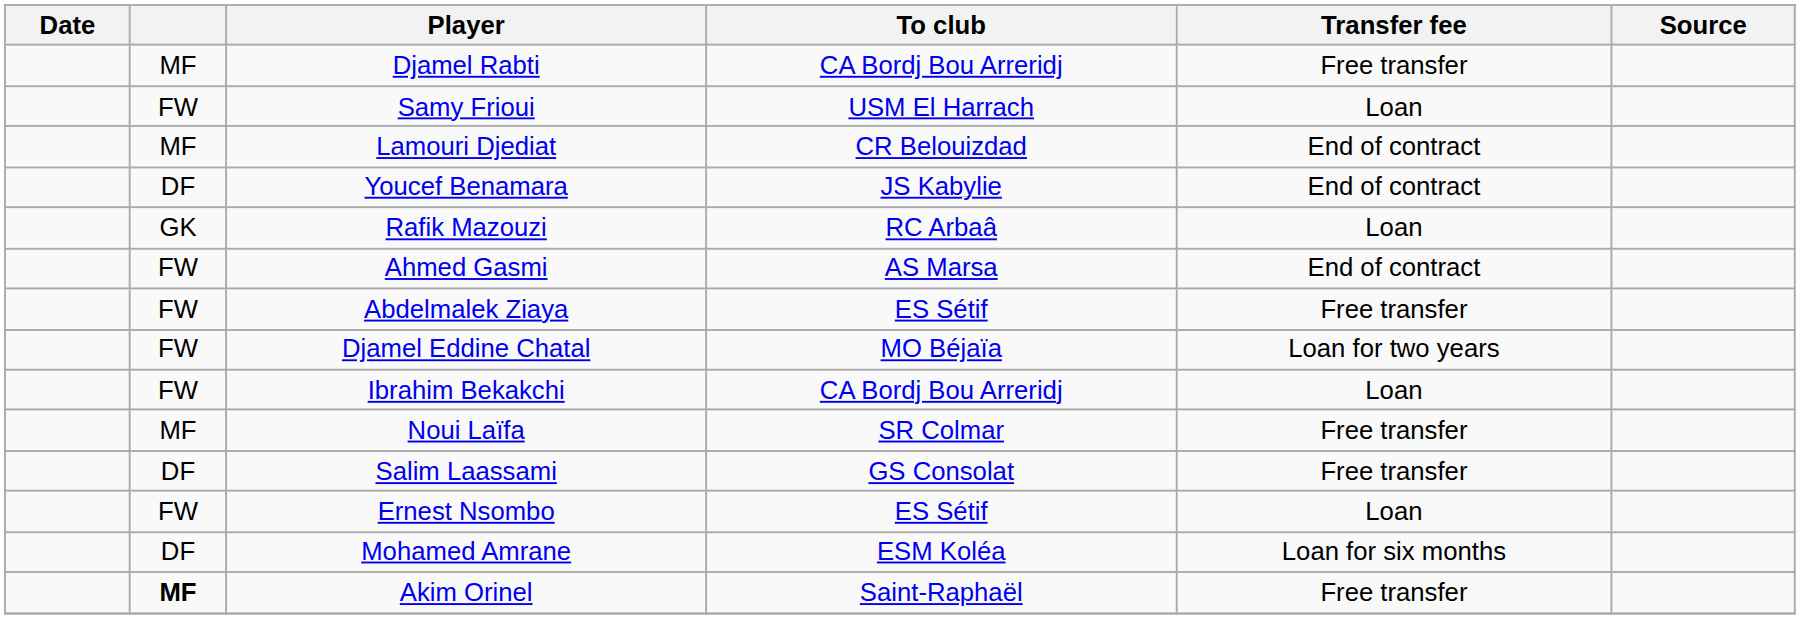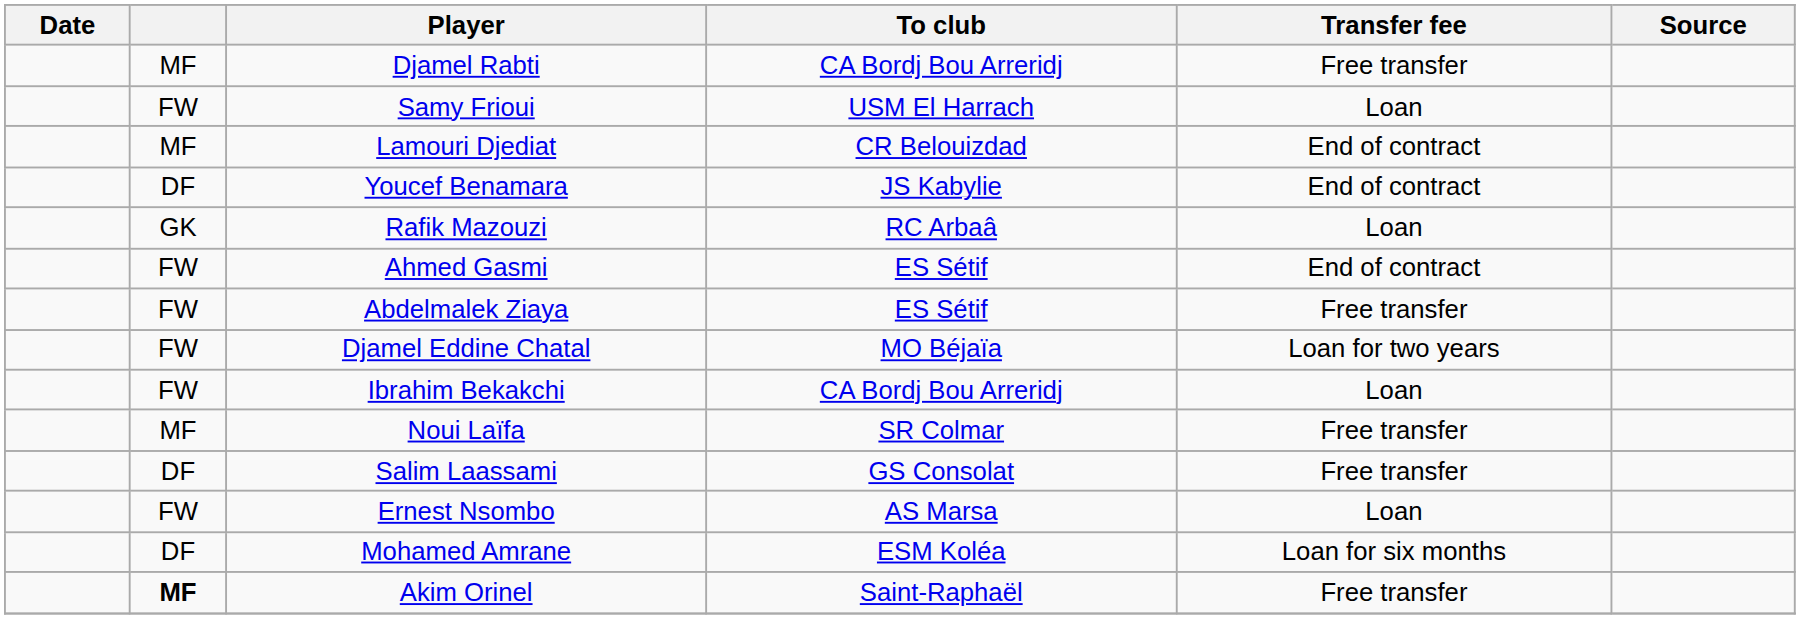(941, 268) AS Marsa -> (941, 268) ES Sétif
(941, 511) ES Sétif -> (941, 511) AS Marsa
